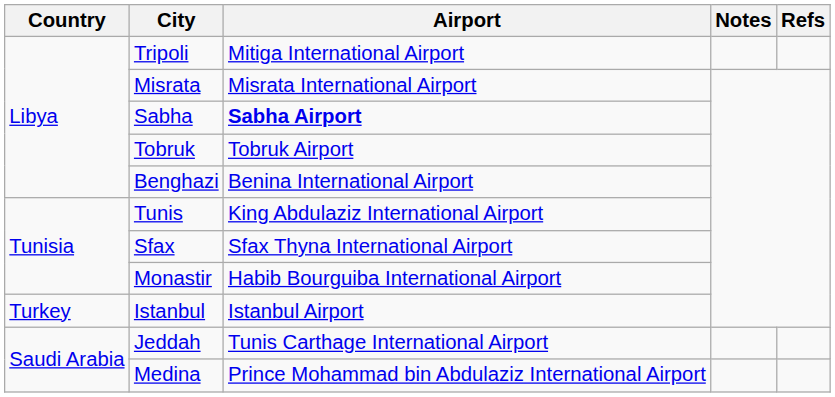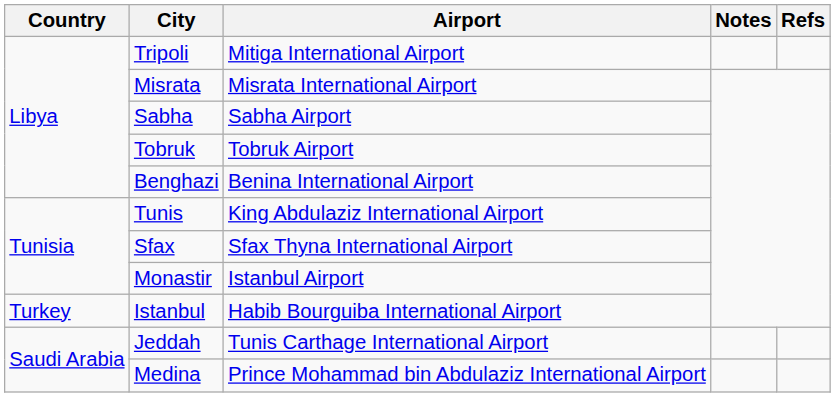(295, 117) bold -> (290, 117) normal
(395, 278) Habib Bourguiba International Airport -> (296, 278) Istanbul Airport
(296, 310) Istanbul Airport -> (395, 310) Habib Bourguiba International Airport
